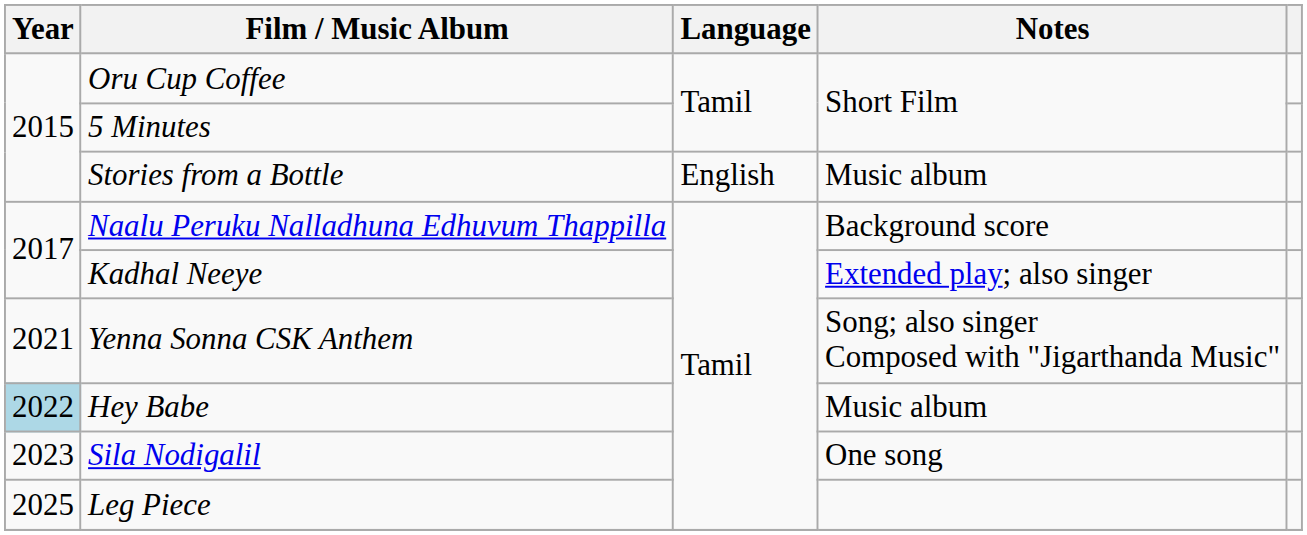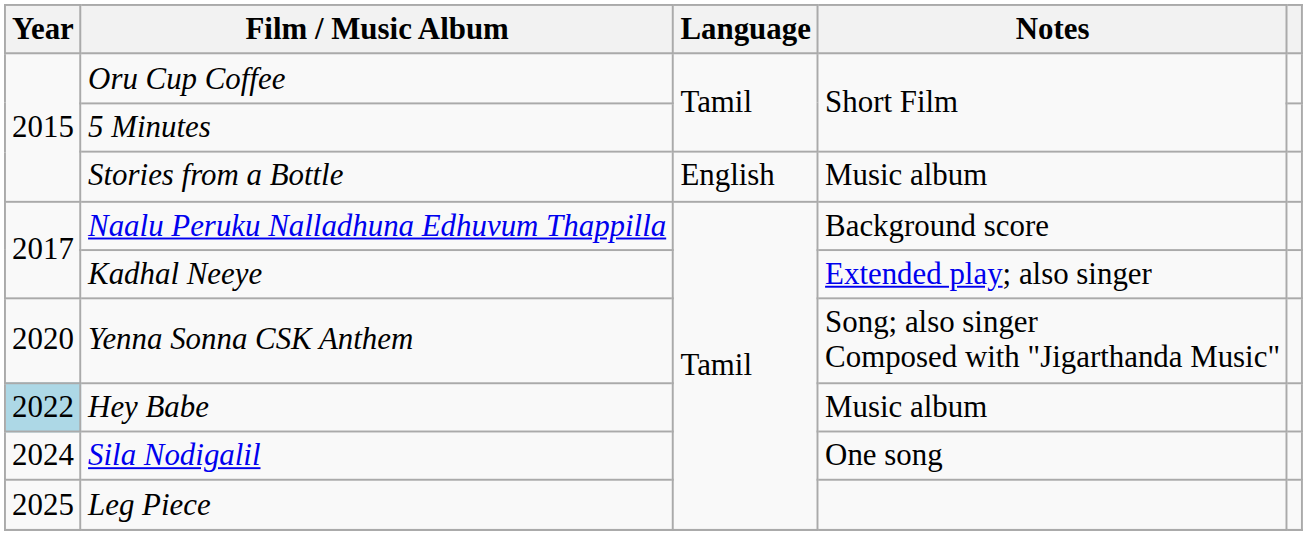(43, 340) 2021 -> (43, 340) 2020
(43, 455) 2023 -> (43, 455) 2024
